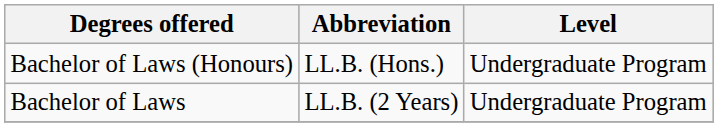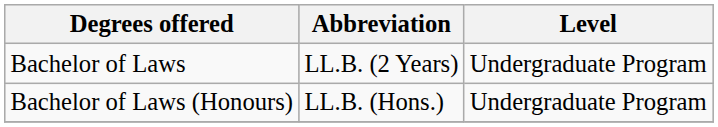rows swapped: (152, 63) <-> (98, 102)
